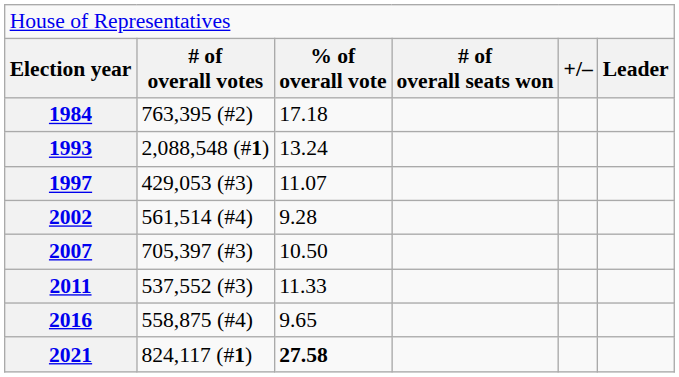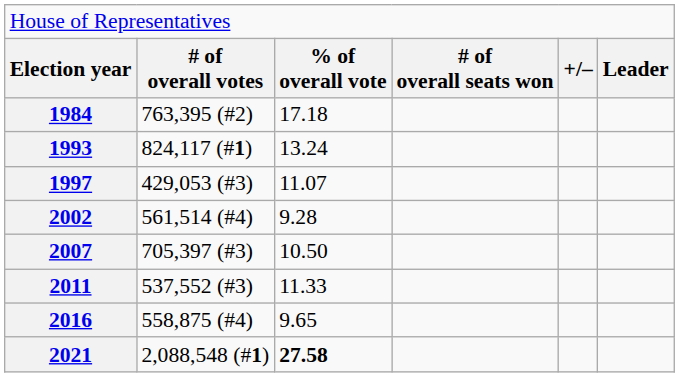(205, 148) 2,088,548 (#1) -> (197, 148) 824,117 (#1)
(197, 354) 824,117 (#1) -> (205, 354) 2,088,548 (#1)
